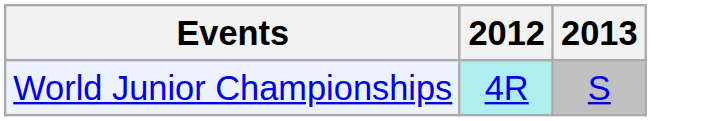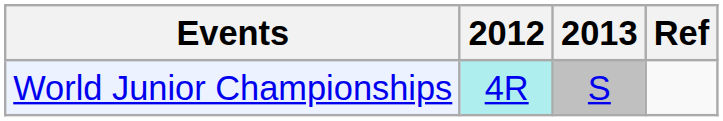+ column: (681, 33)
